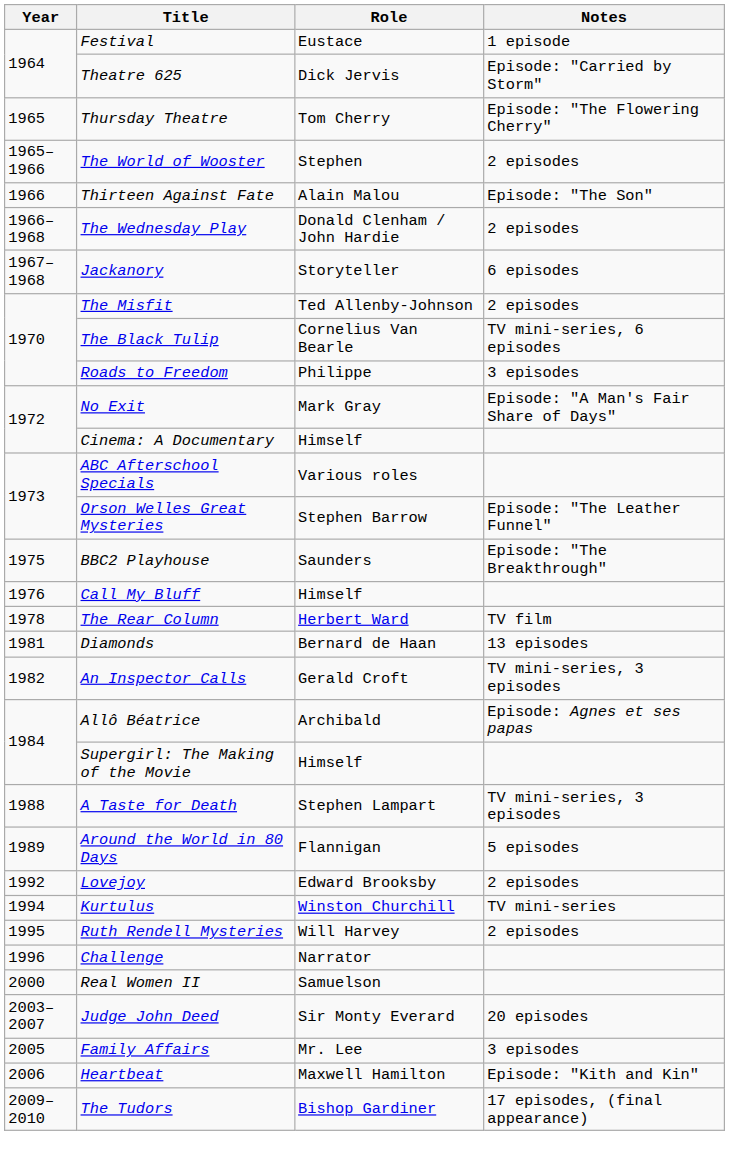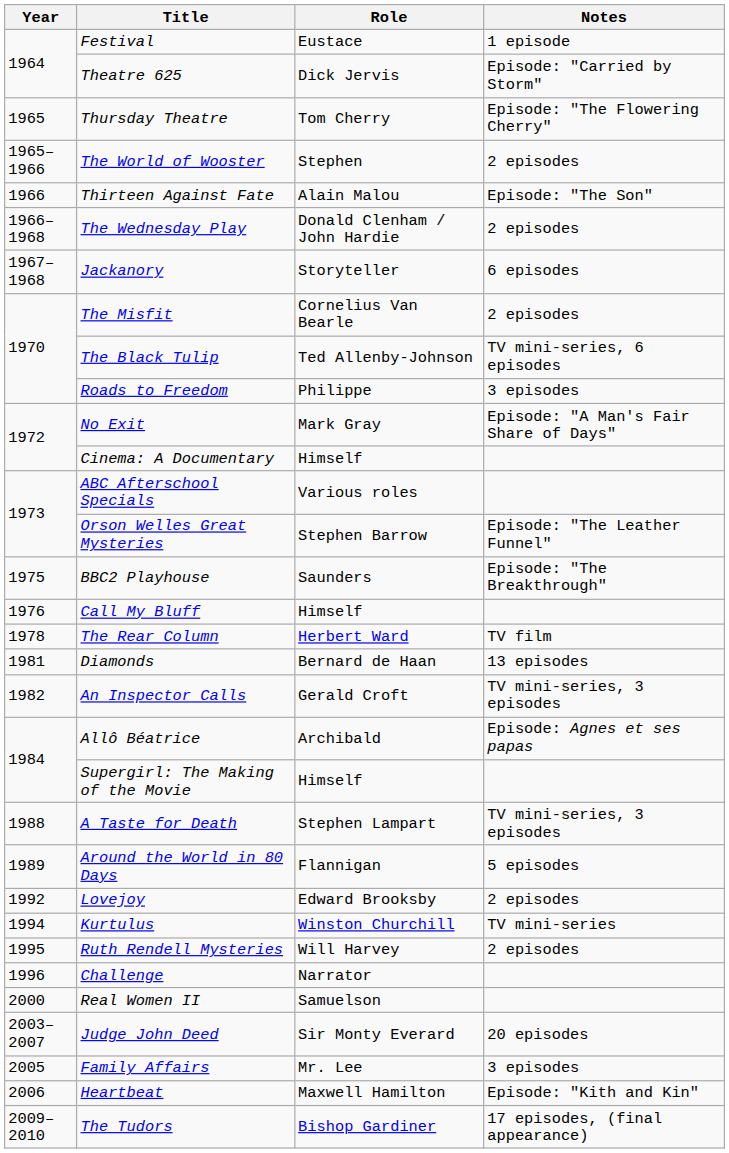(386, 306) Ted Allenby-Johnson -> (358, 314) Cornelius Van Bearle
(358, 339) Cornelius Van Bearle -> (386, 357) Ted Allenby-Johnson
